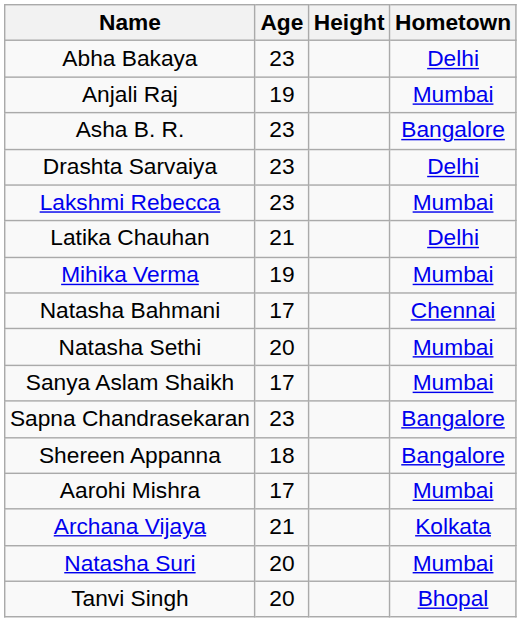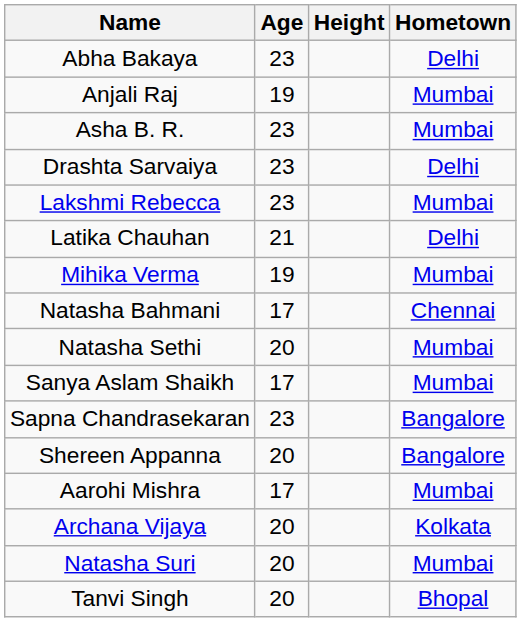(453, 130) Bangalore -> (453, 130) Mumbai
(282, 454) 18 -> (282, 454) 20
(282, 526) 21 -> (282, 526) 20
